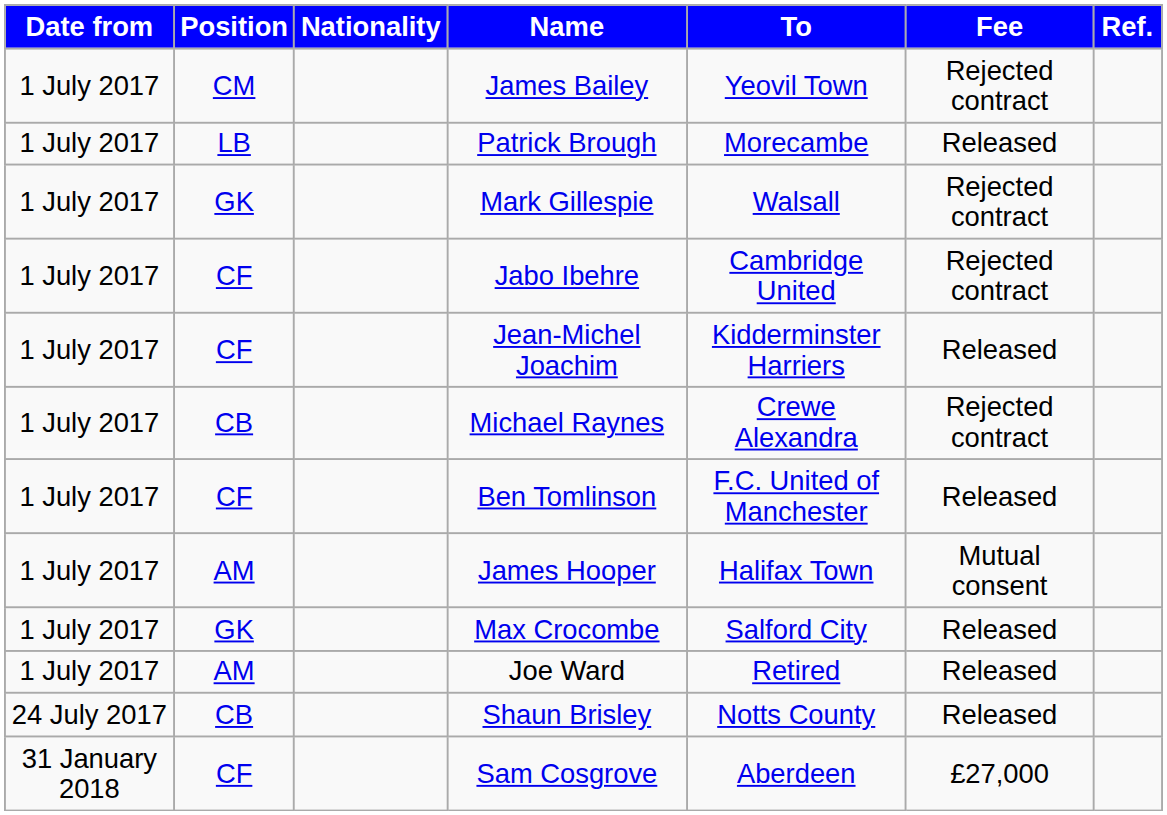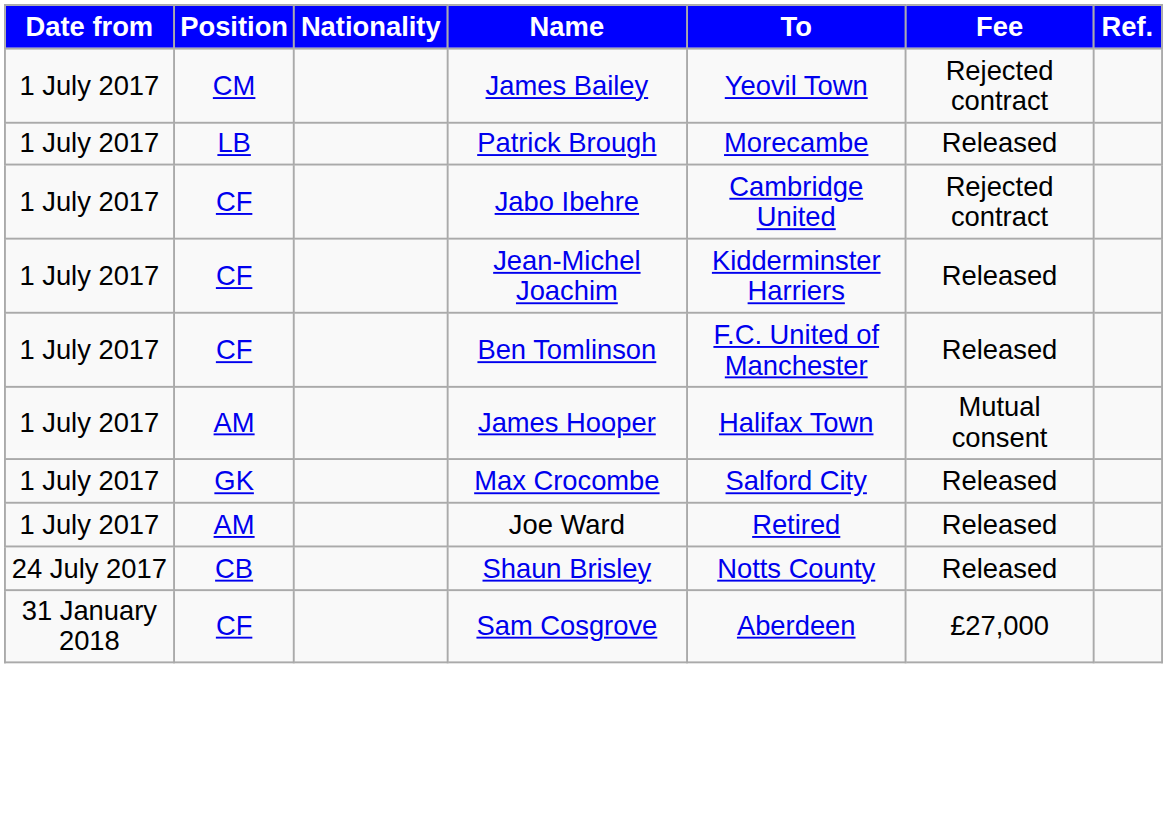- row: (567, 202)
- row: (567, 423)
